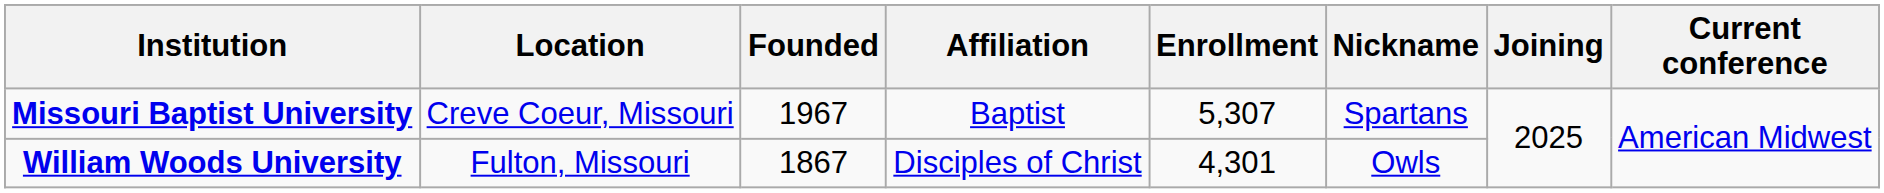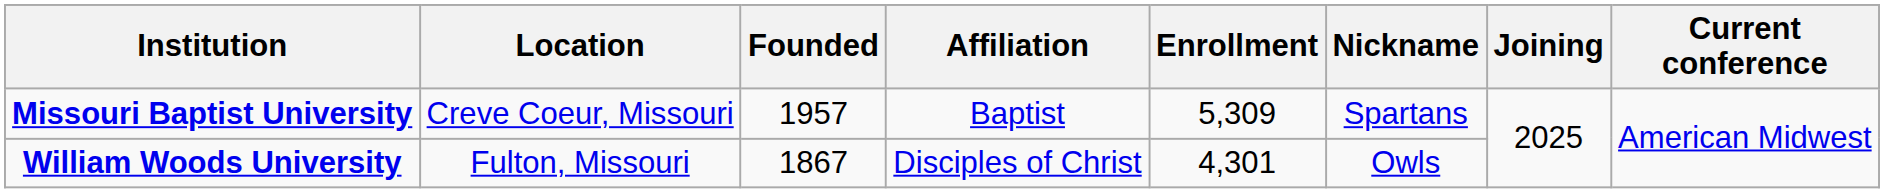(813, 113) 1967 -> (813, 113) 1957
(1237, 113) 5,307 -> (1237, 113) 5,309
